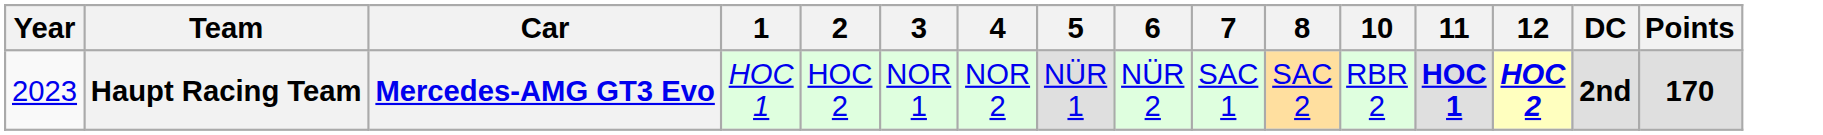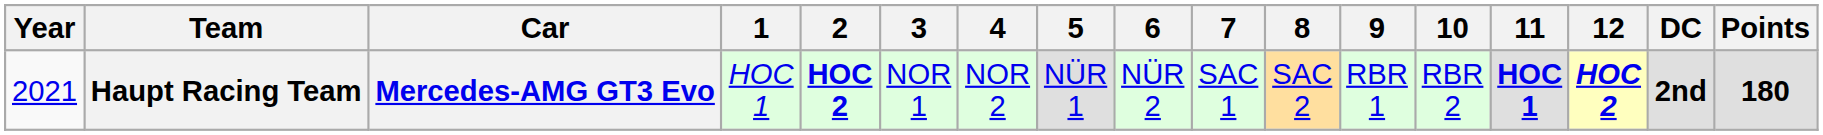+ column: (1377, 28)
(45, 90) 2023 -> (45, 90) 2021
(840, 90) normal -> (840, 90) bold
(1690, 90) 170 -> (1765, 90) 180
